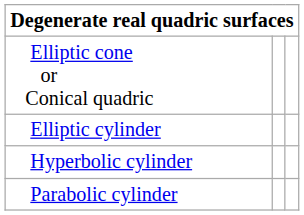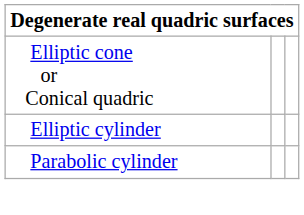- row: (101, 161)
